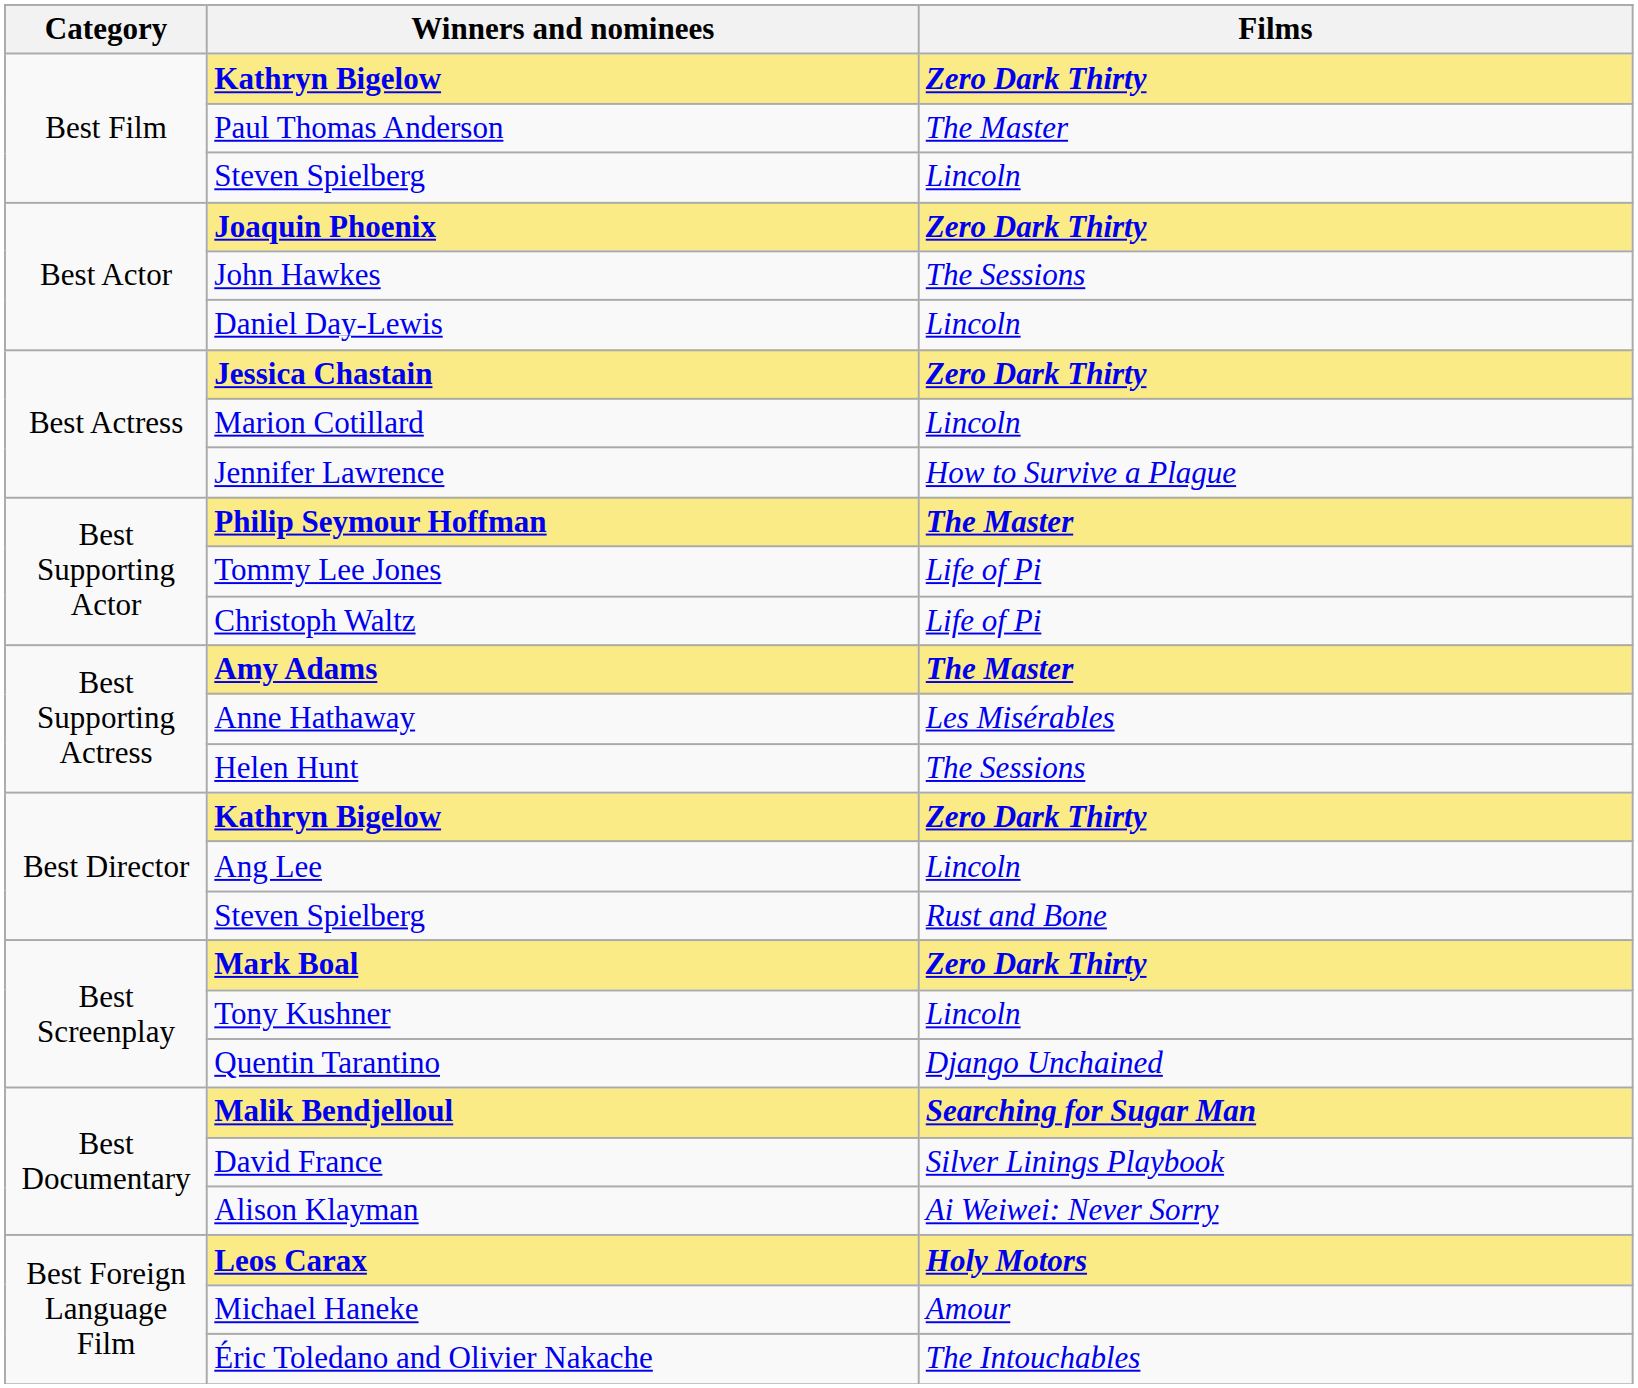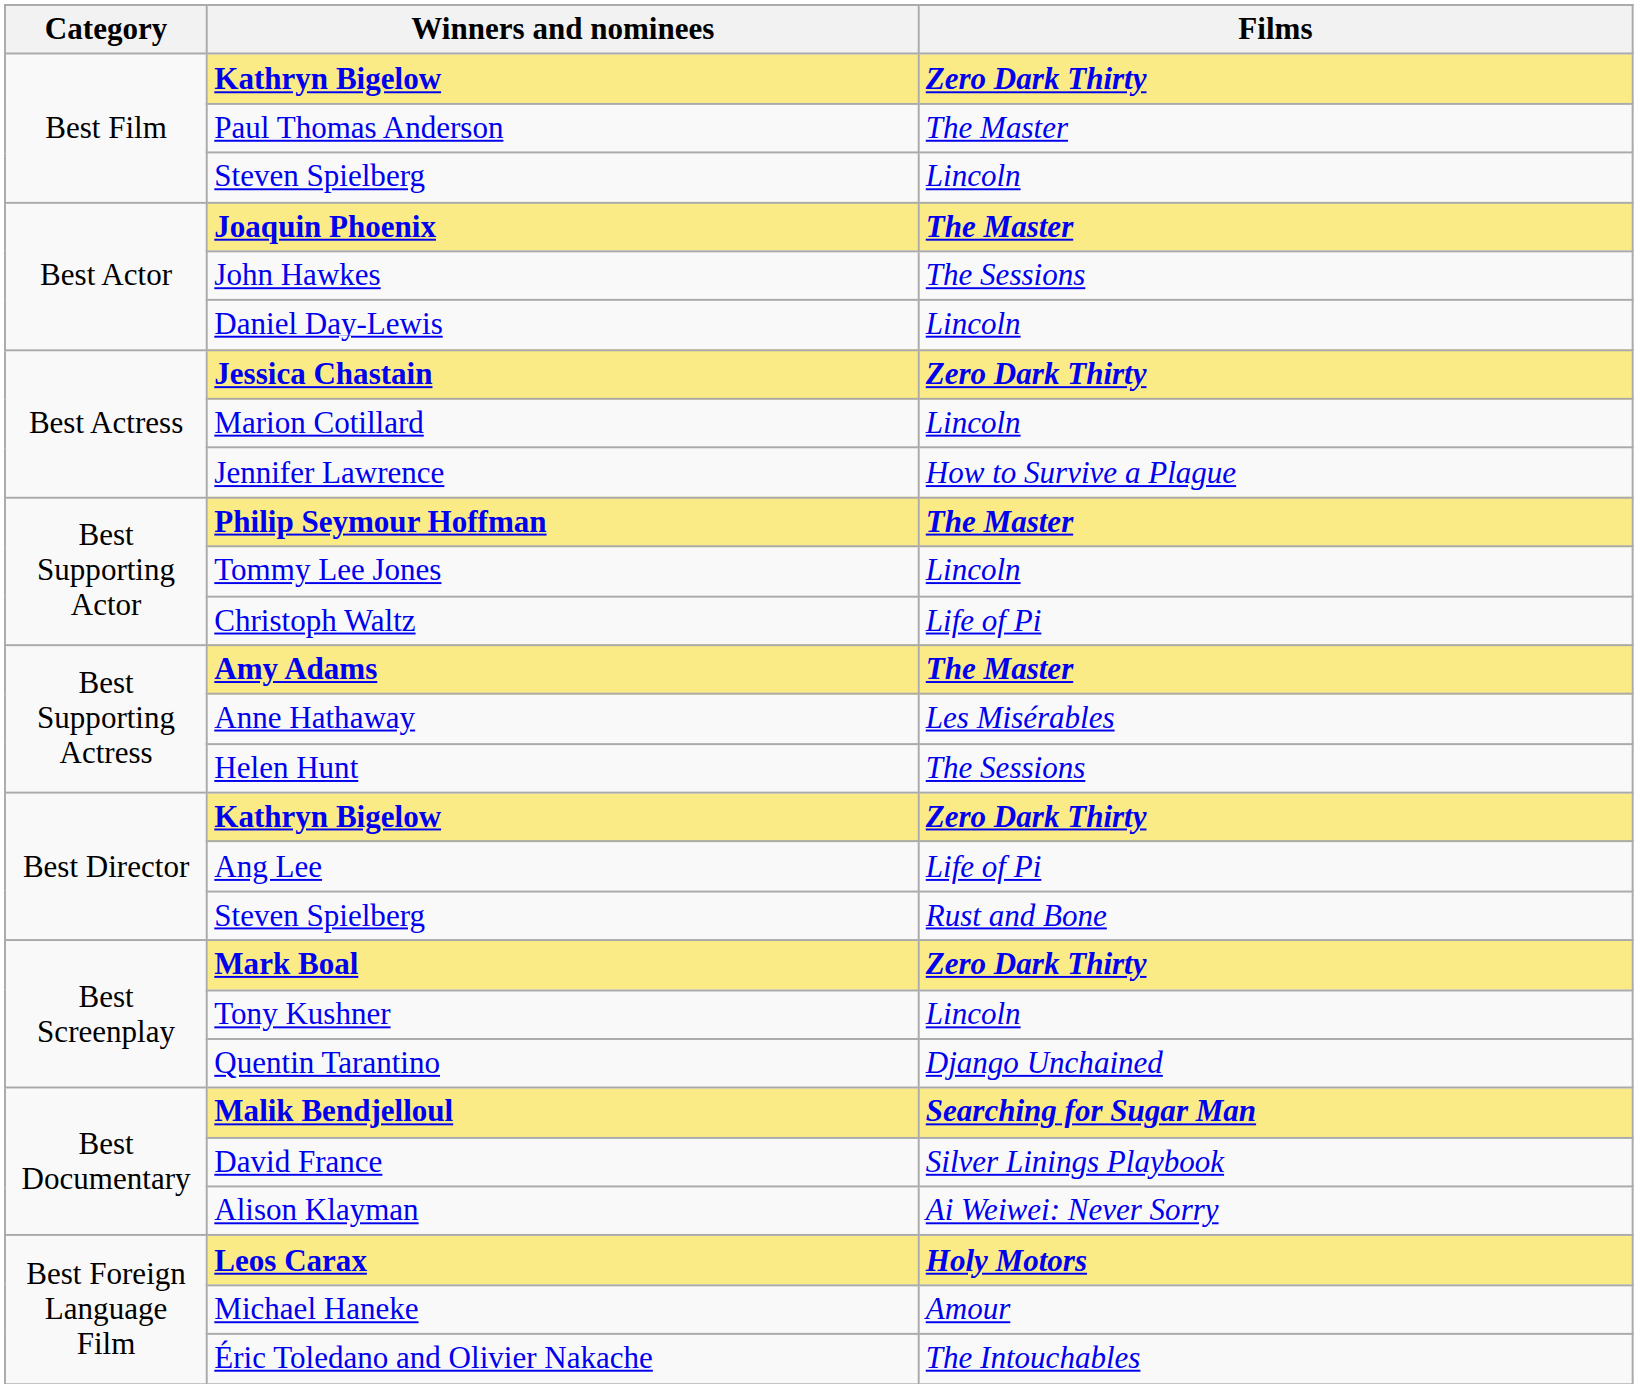(1036, 226) Zero Dark Thirty -> (999, 226) The Master
(984, 570) Life of Pi -> (973, 570) Lincoln
(973, 865) Lincoln -> (984, 865) Life of Pi
